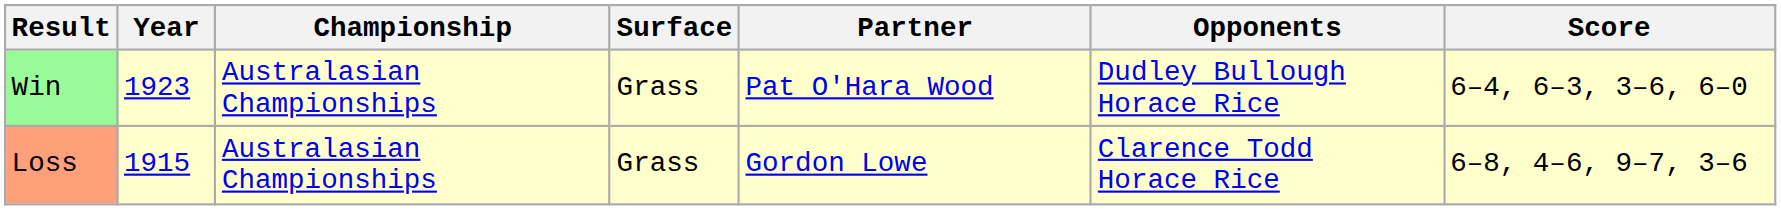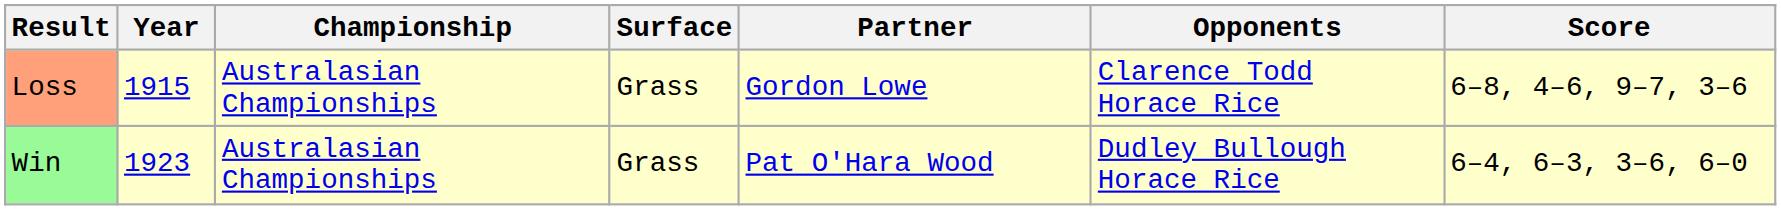rows swapped: (45, 165) <-> (36, 88)
